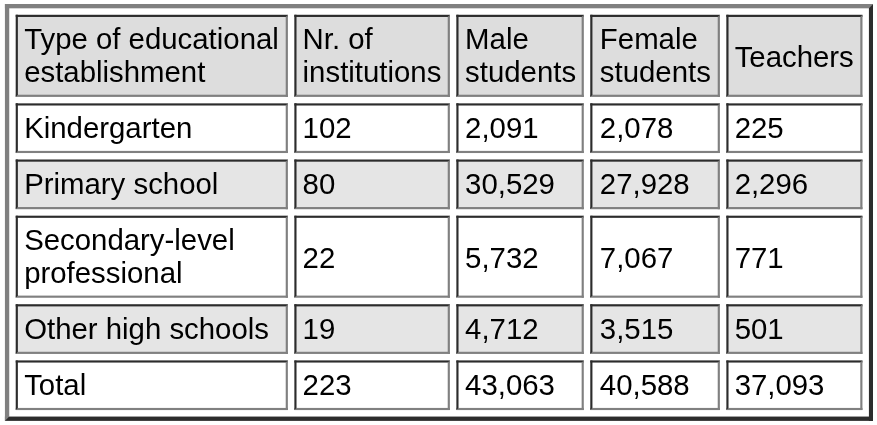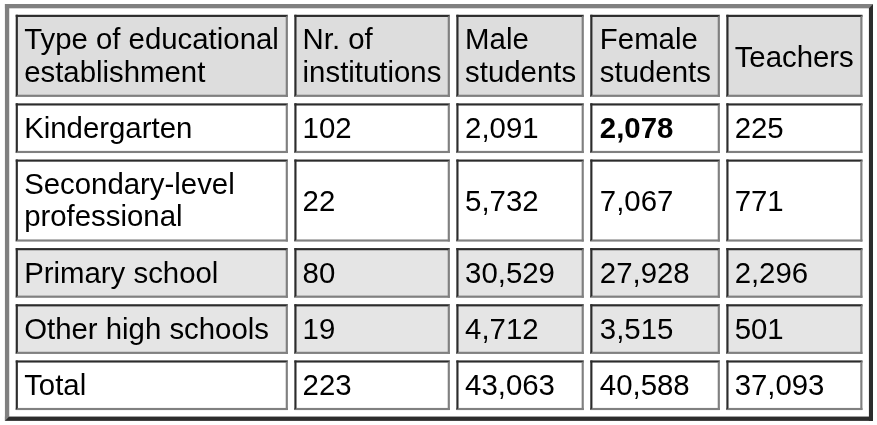(637, 128) normal -> (637, 128) bold
rows swapped: (121, 184) <-> (129, 257)
